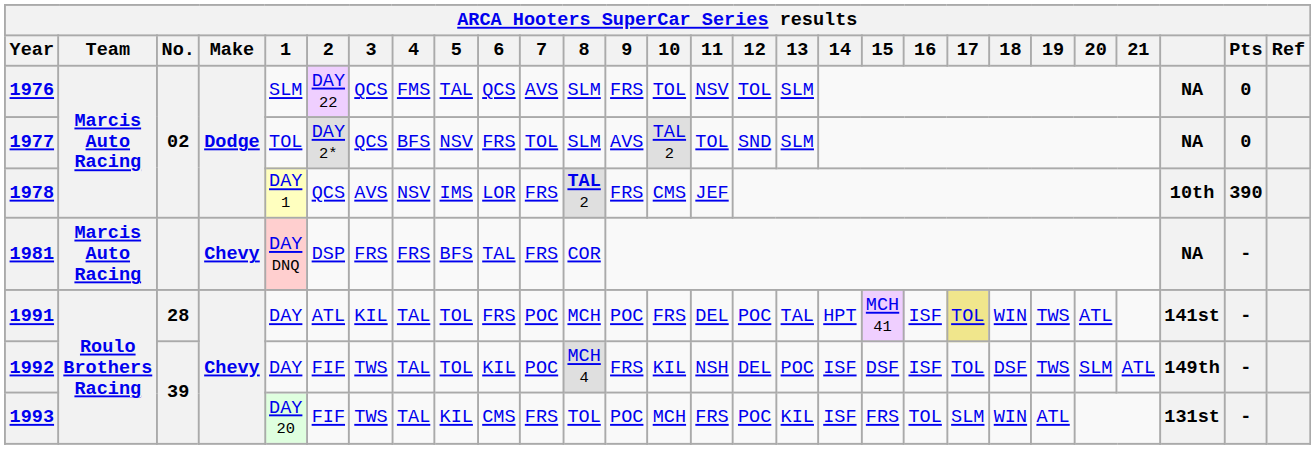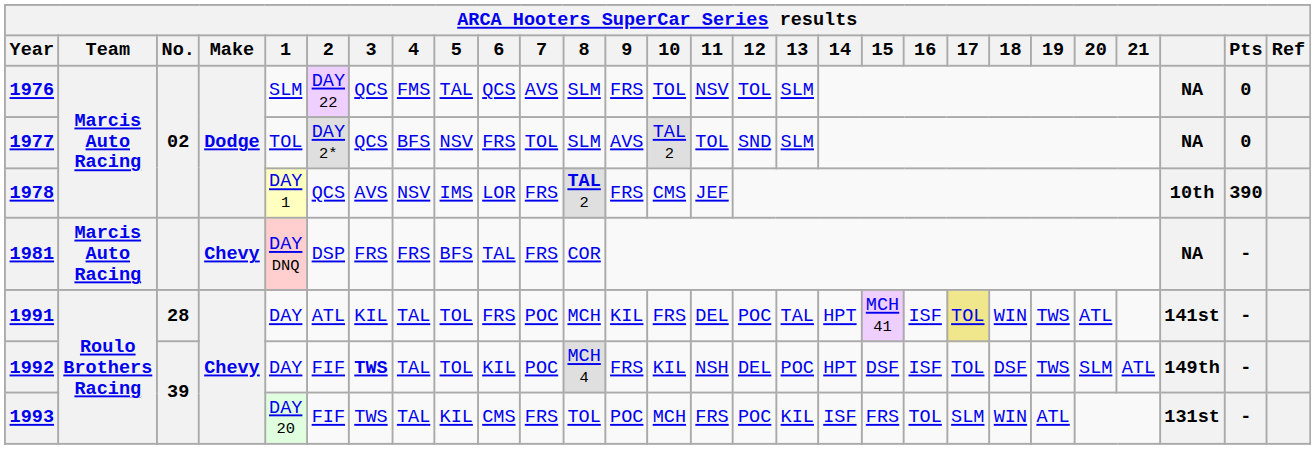(627, 316) POC -> (627, 316) KIL
(371, 367) normal -> (371, 367) bold
(840, 367) ISF -> (840, 367) HPT
